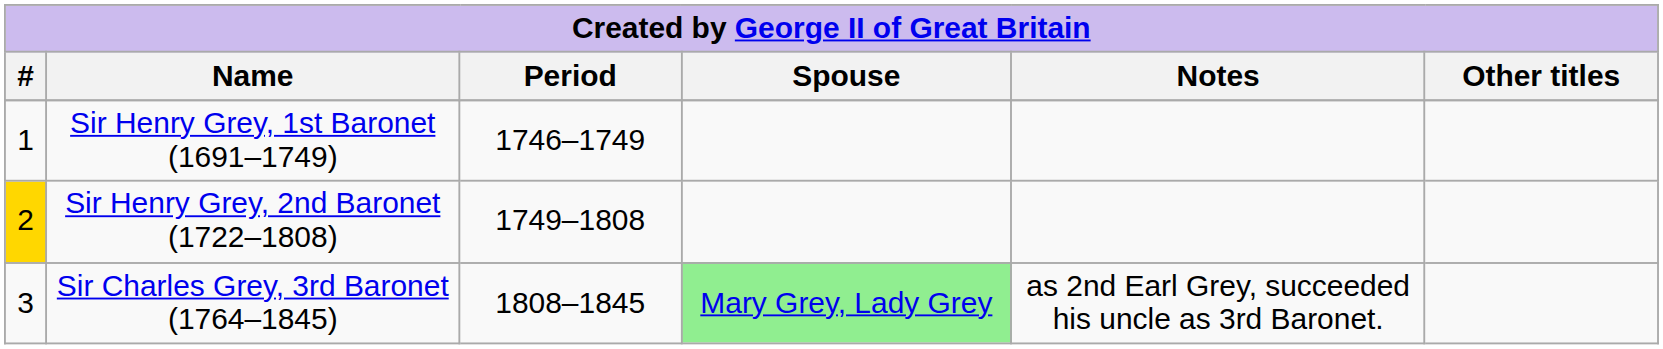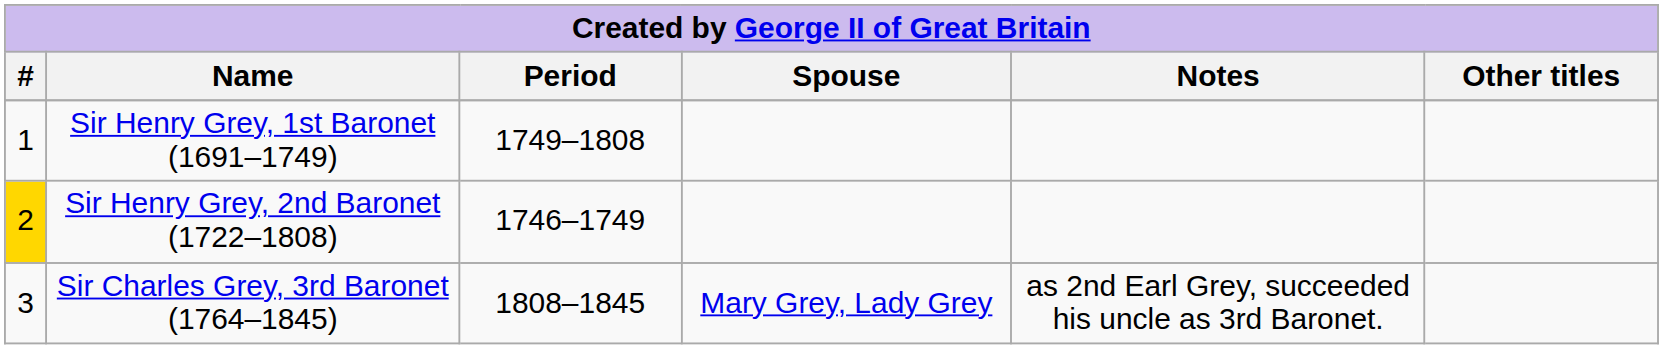(570, 139) 1746–1749 -> (570, 139) 1749–1808
(570, 221) 1749–1808 -> (570, 221) 1746–1749
(846, 302) lightgreen background -> (846, 302) no background
